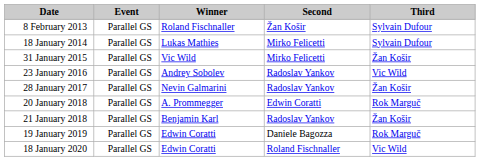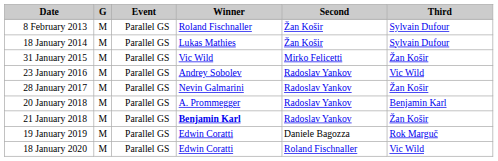+ column: (103, 12)
(296, 42) Mirko Felicetti -> (304, 42) Žan Košir
(294, 103) Edwin Coratti -> (318, 103) Radoslav Yankov
(396, 103) Rok Marguč -> (418, 103) Benjamin Karl
(190, 118) normal -> (210, 118) bold
